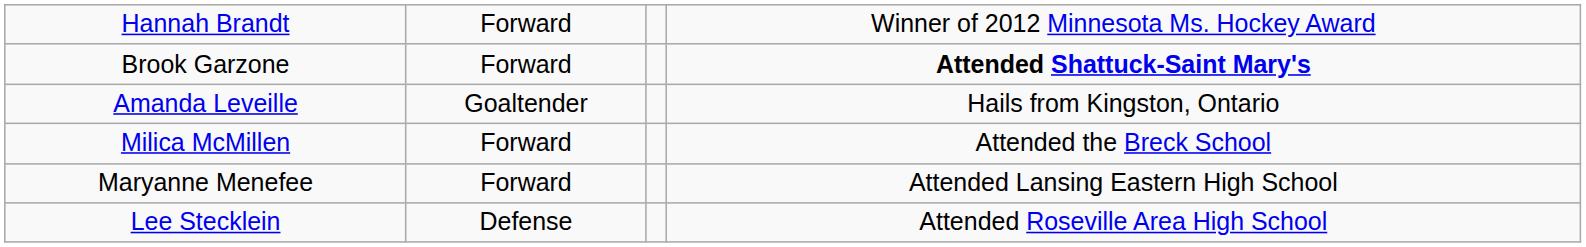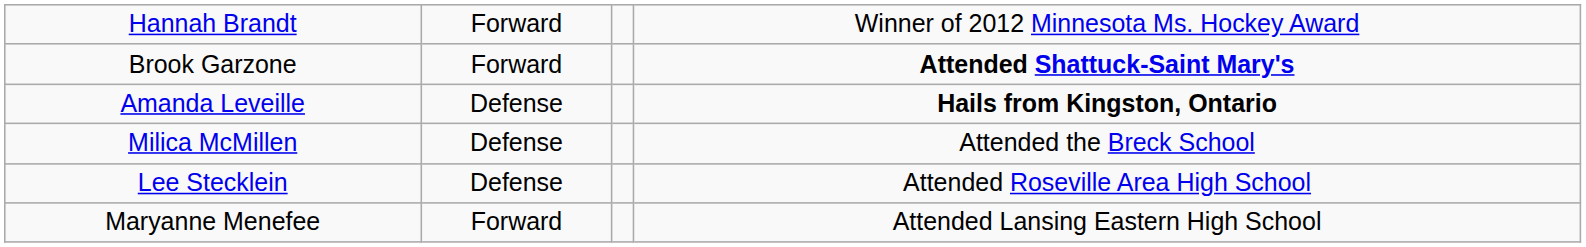(526, 103) Goaltender -> (516, 103) Defense
(1123, 103) normal -> (1107, 103) bold
(526, 143) Forward -> (516, 143) Defense
rows swapped: (206, 182) <-> (206, 222)
